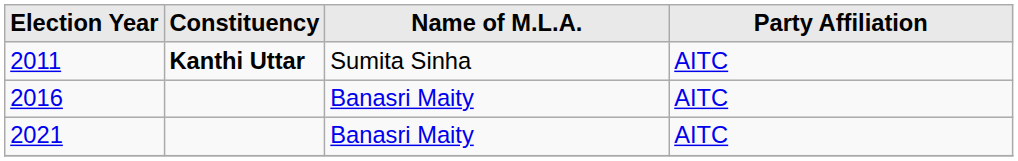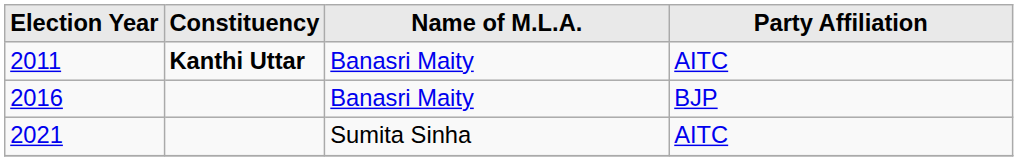(401, 60) Sumita Sinha -> (402, 60) Banasri Maity
(701, 98) AITC -> (696, 98) BJP
(402, 135) Banasri Maity -> (401, 135) Sumita Sinha
